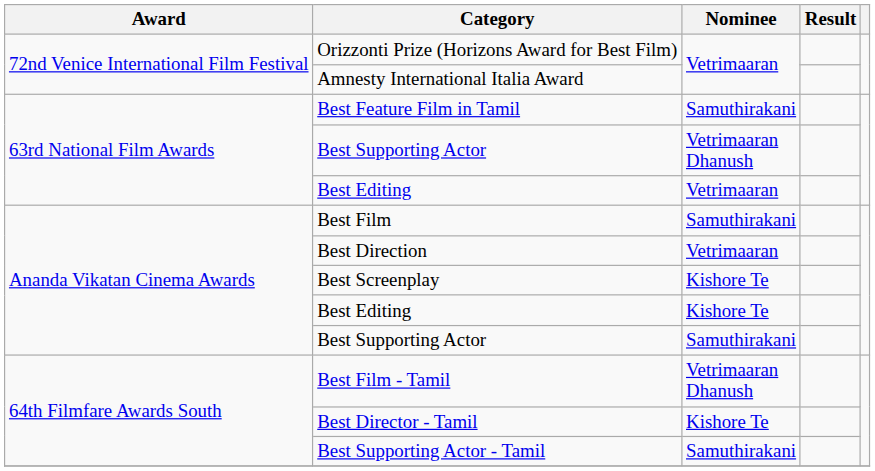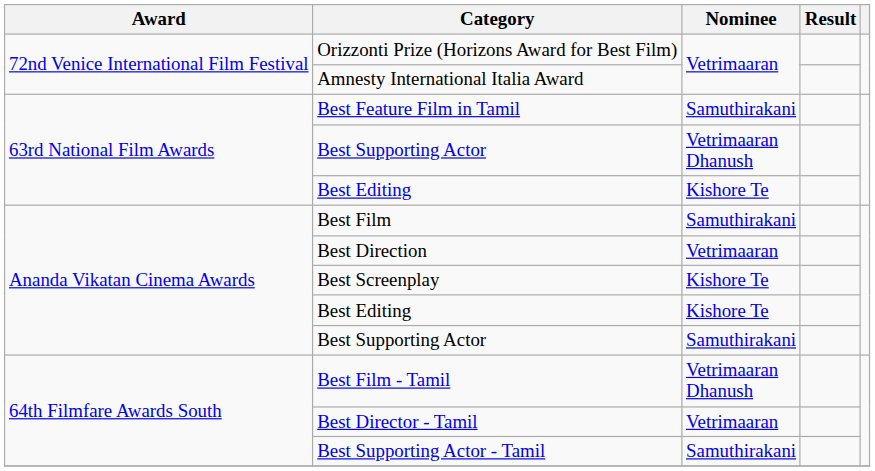(732, 190) Vetrimaaran -> (727, 190) Kishore Te
(727, 421) Kishore Te -> (732, 421) Vetrimaaran
